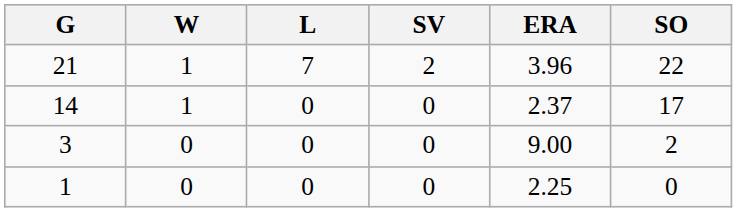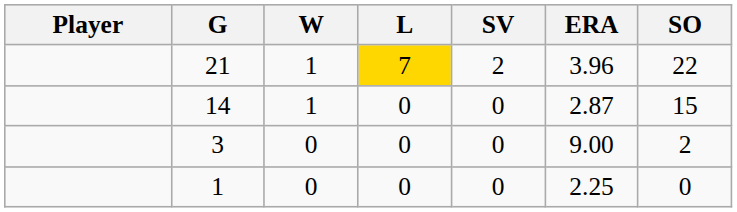+ column: (88, 24)
(308, 65) no background -> (405, 65) gold background
(550, 105) 2.37 -> (592, 105) 2.87
(671, 105) 17 -> (685, 105) 15
